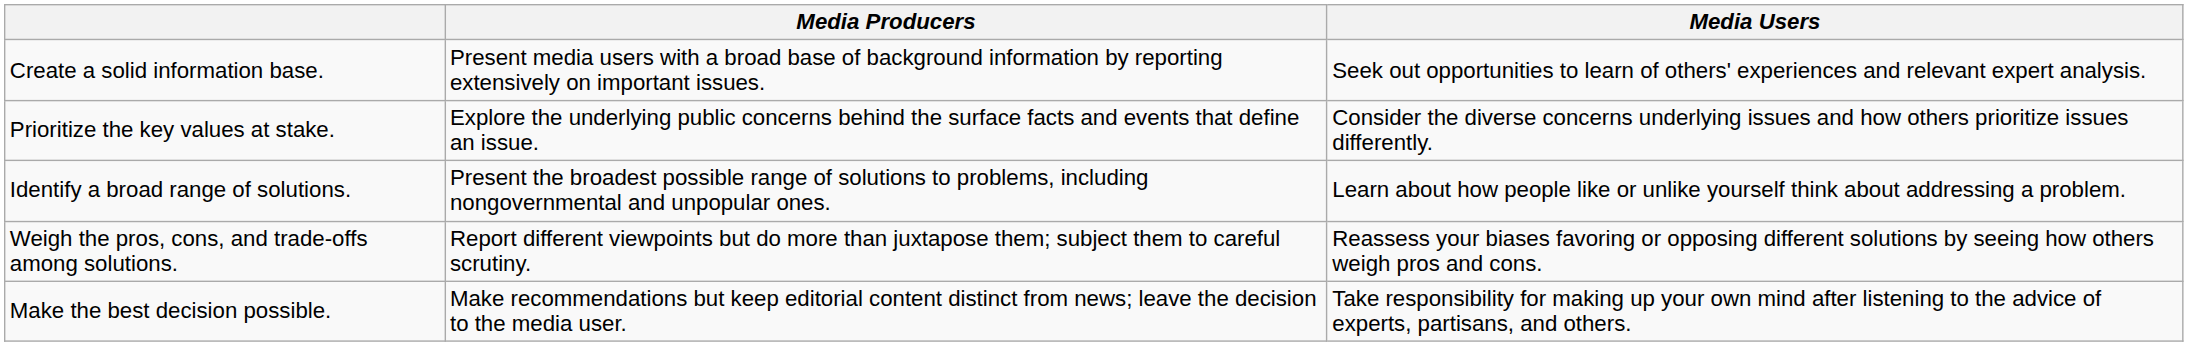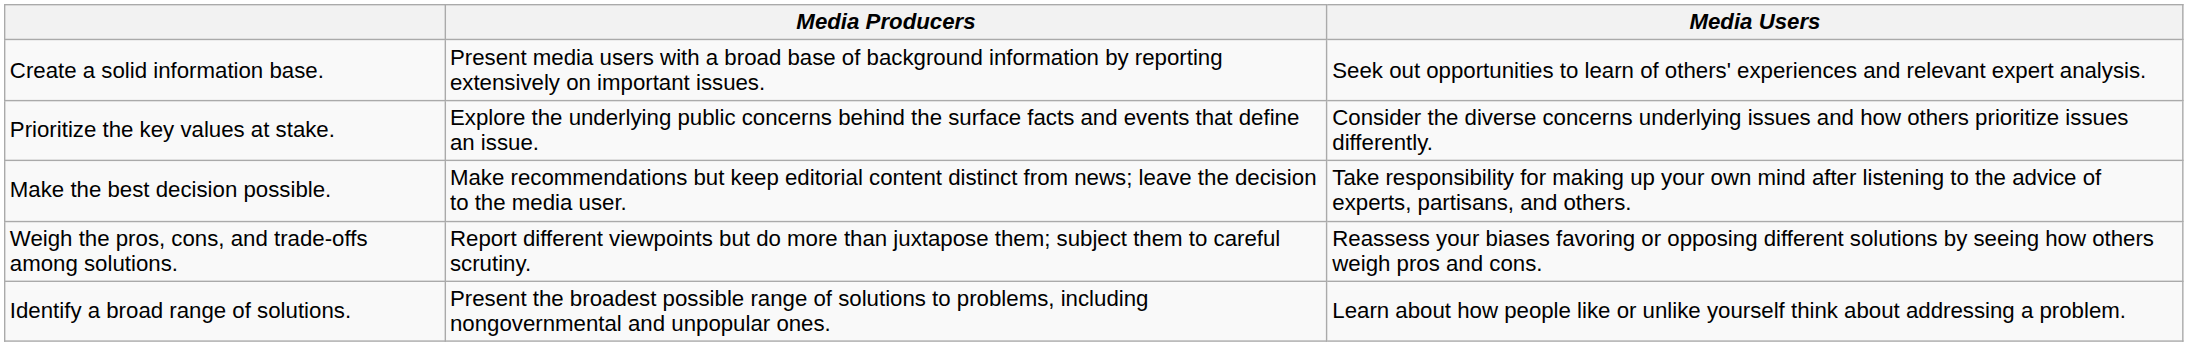rows swapped: (180, 190) <-> (171, 311)
